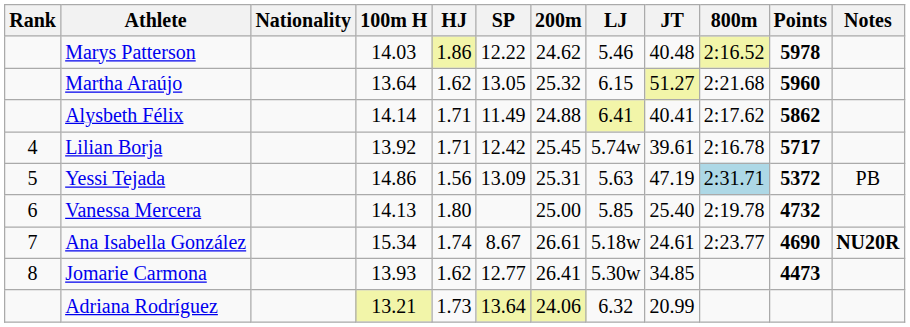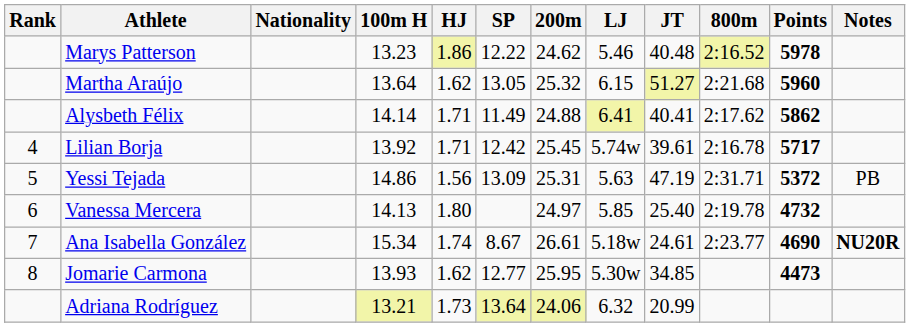(394, 52) 14.03 -> (394, 52) 13.23
(734, 178) lightblue background -> (734, 178) no background
(558, 210) 25.00 -> (558, 210) 24.97
(558, 274) 26.41 -> (558, 274) 25.95
